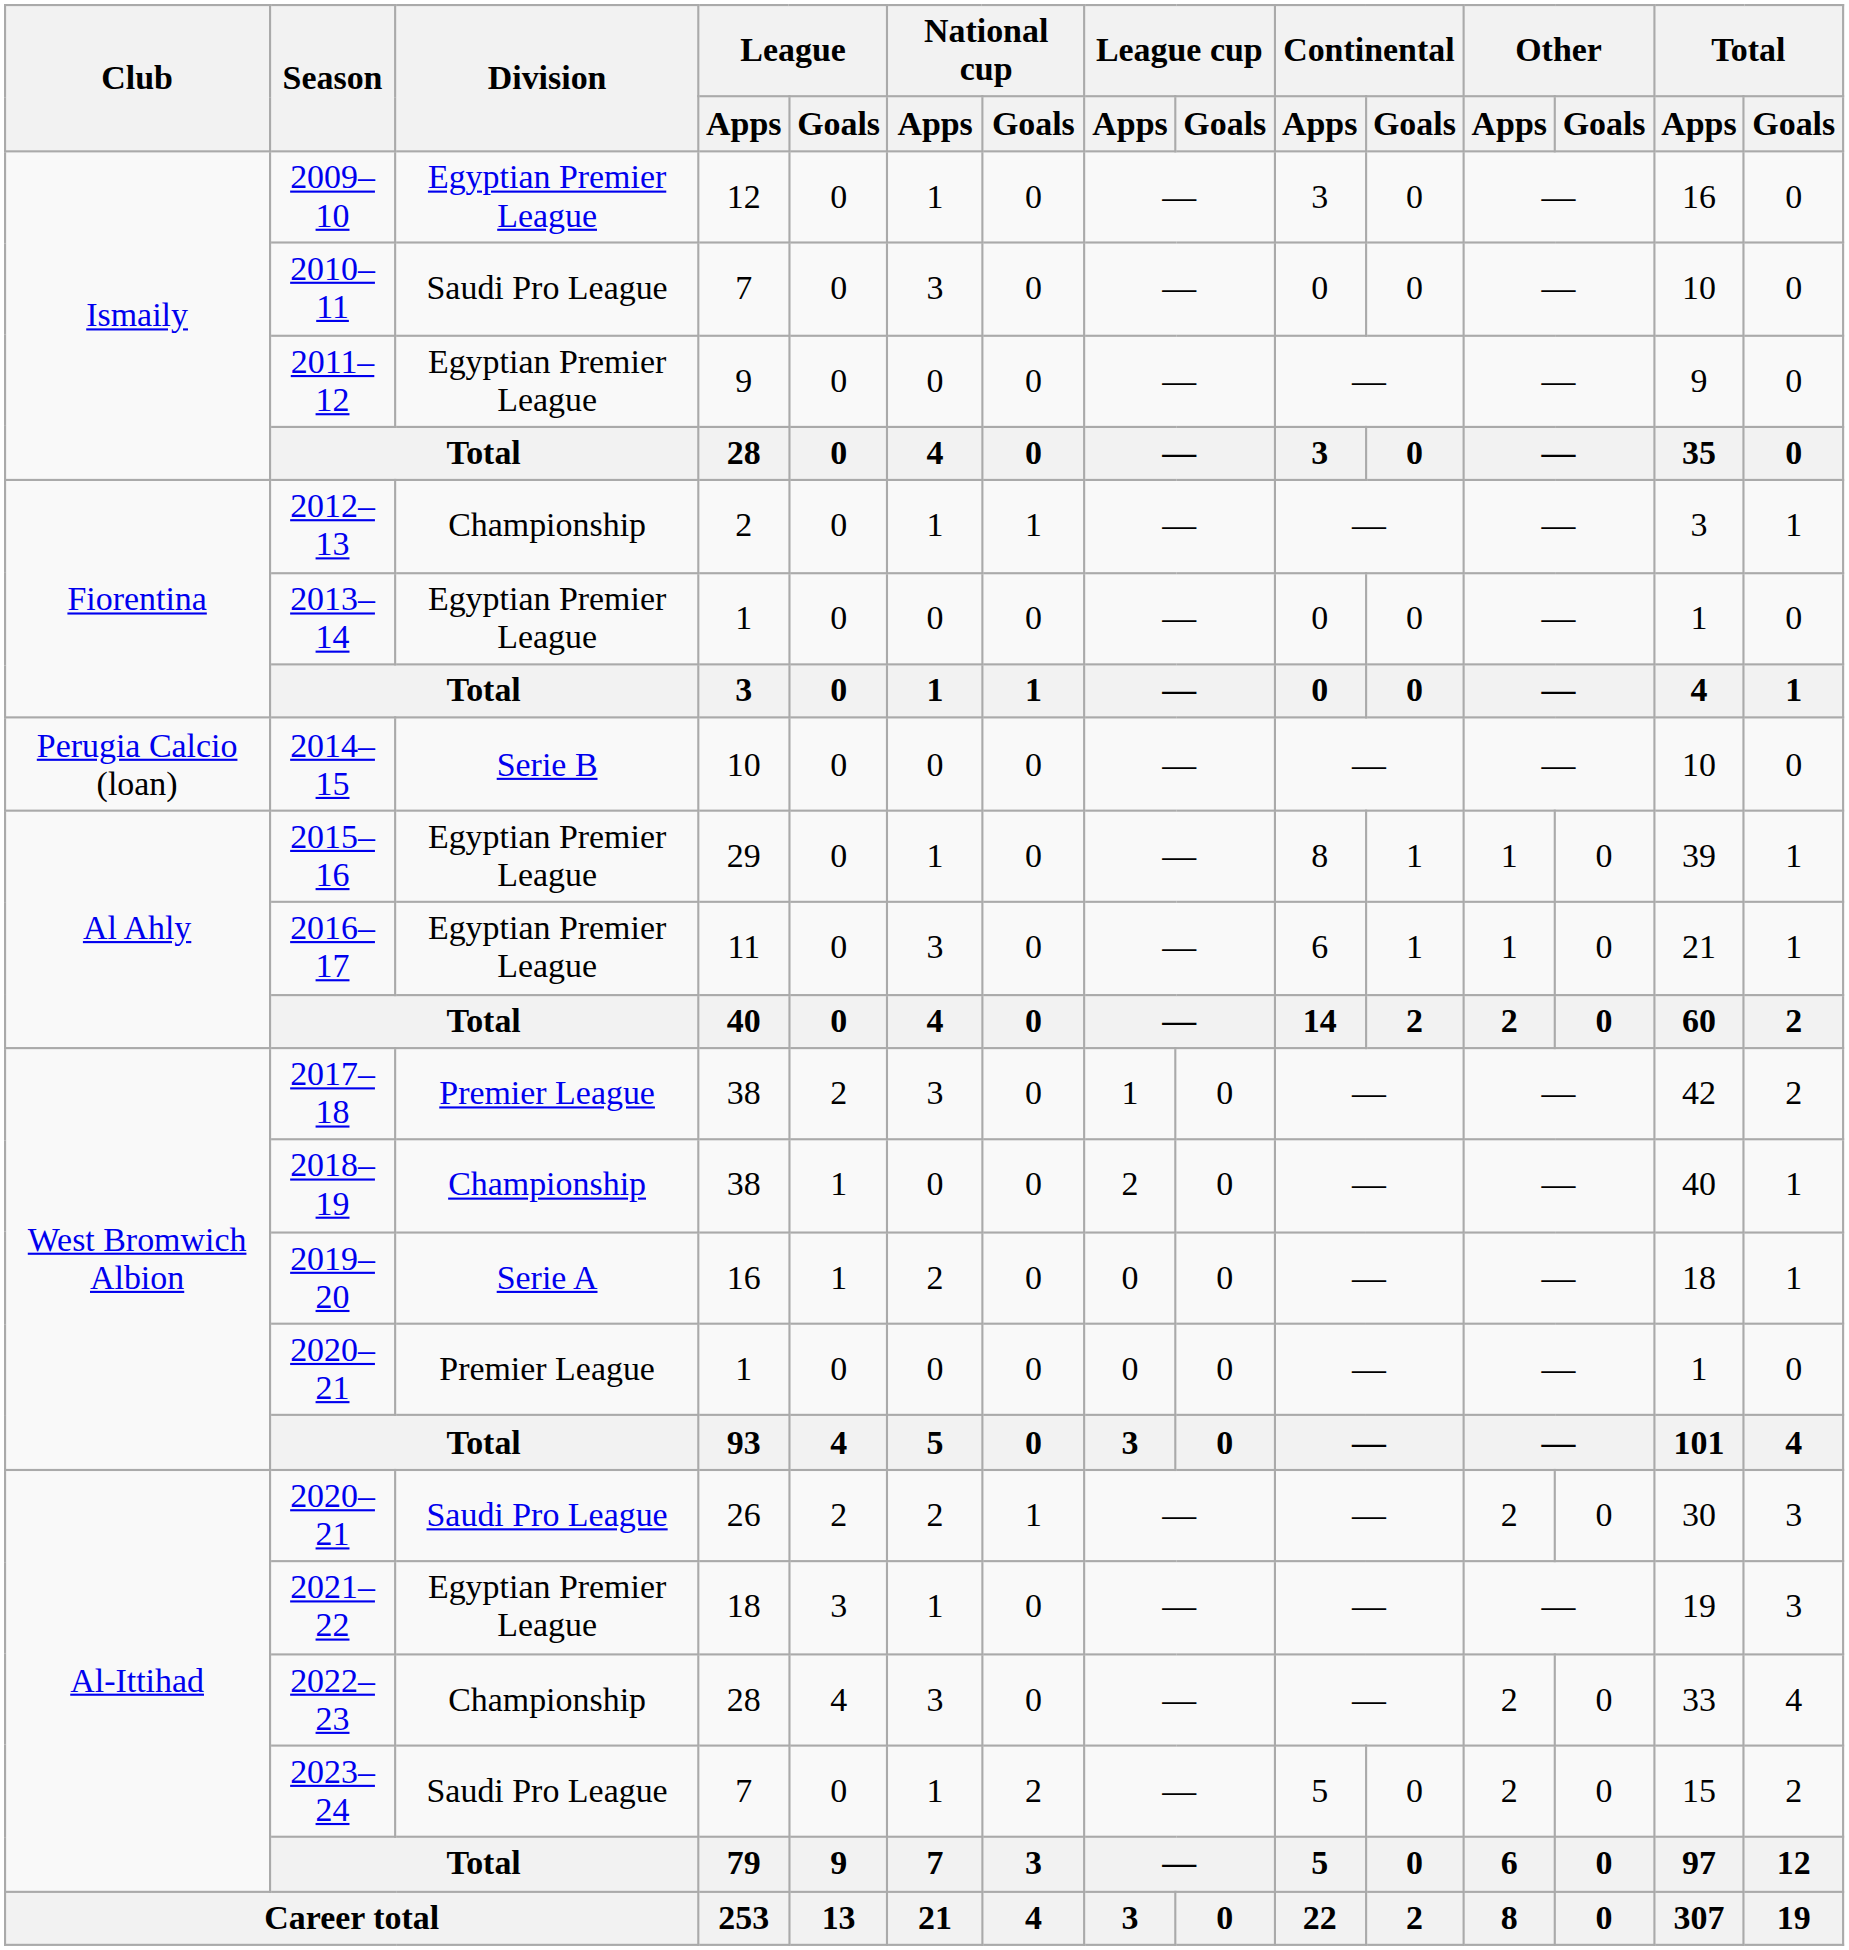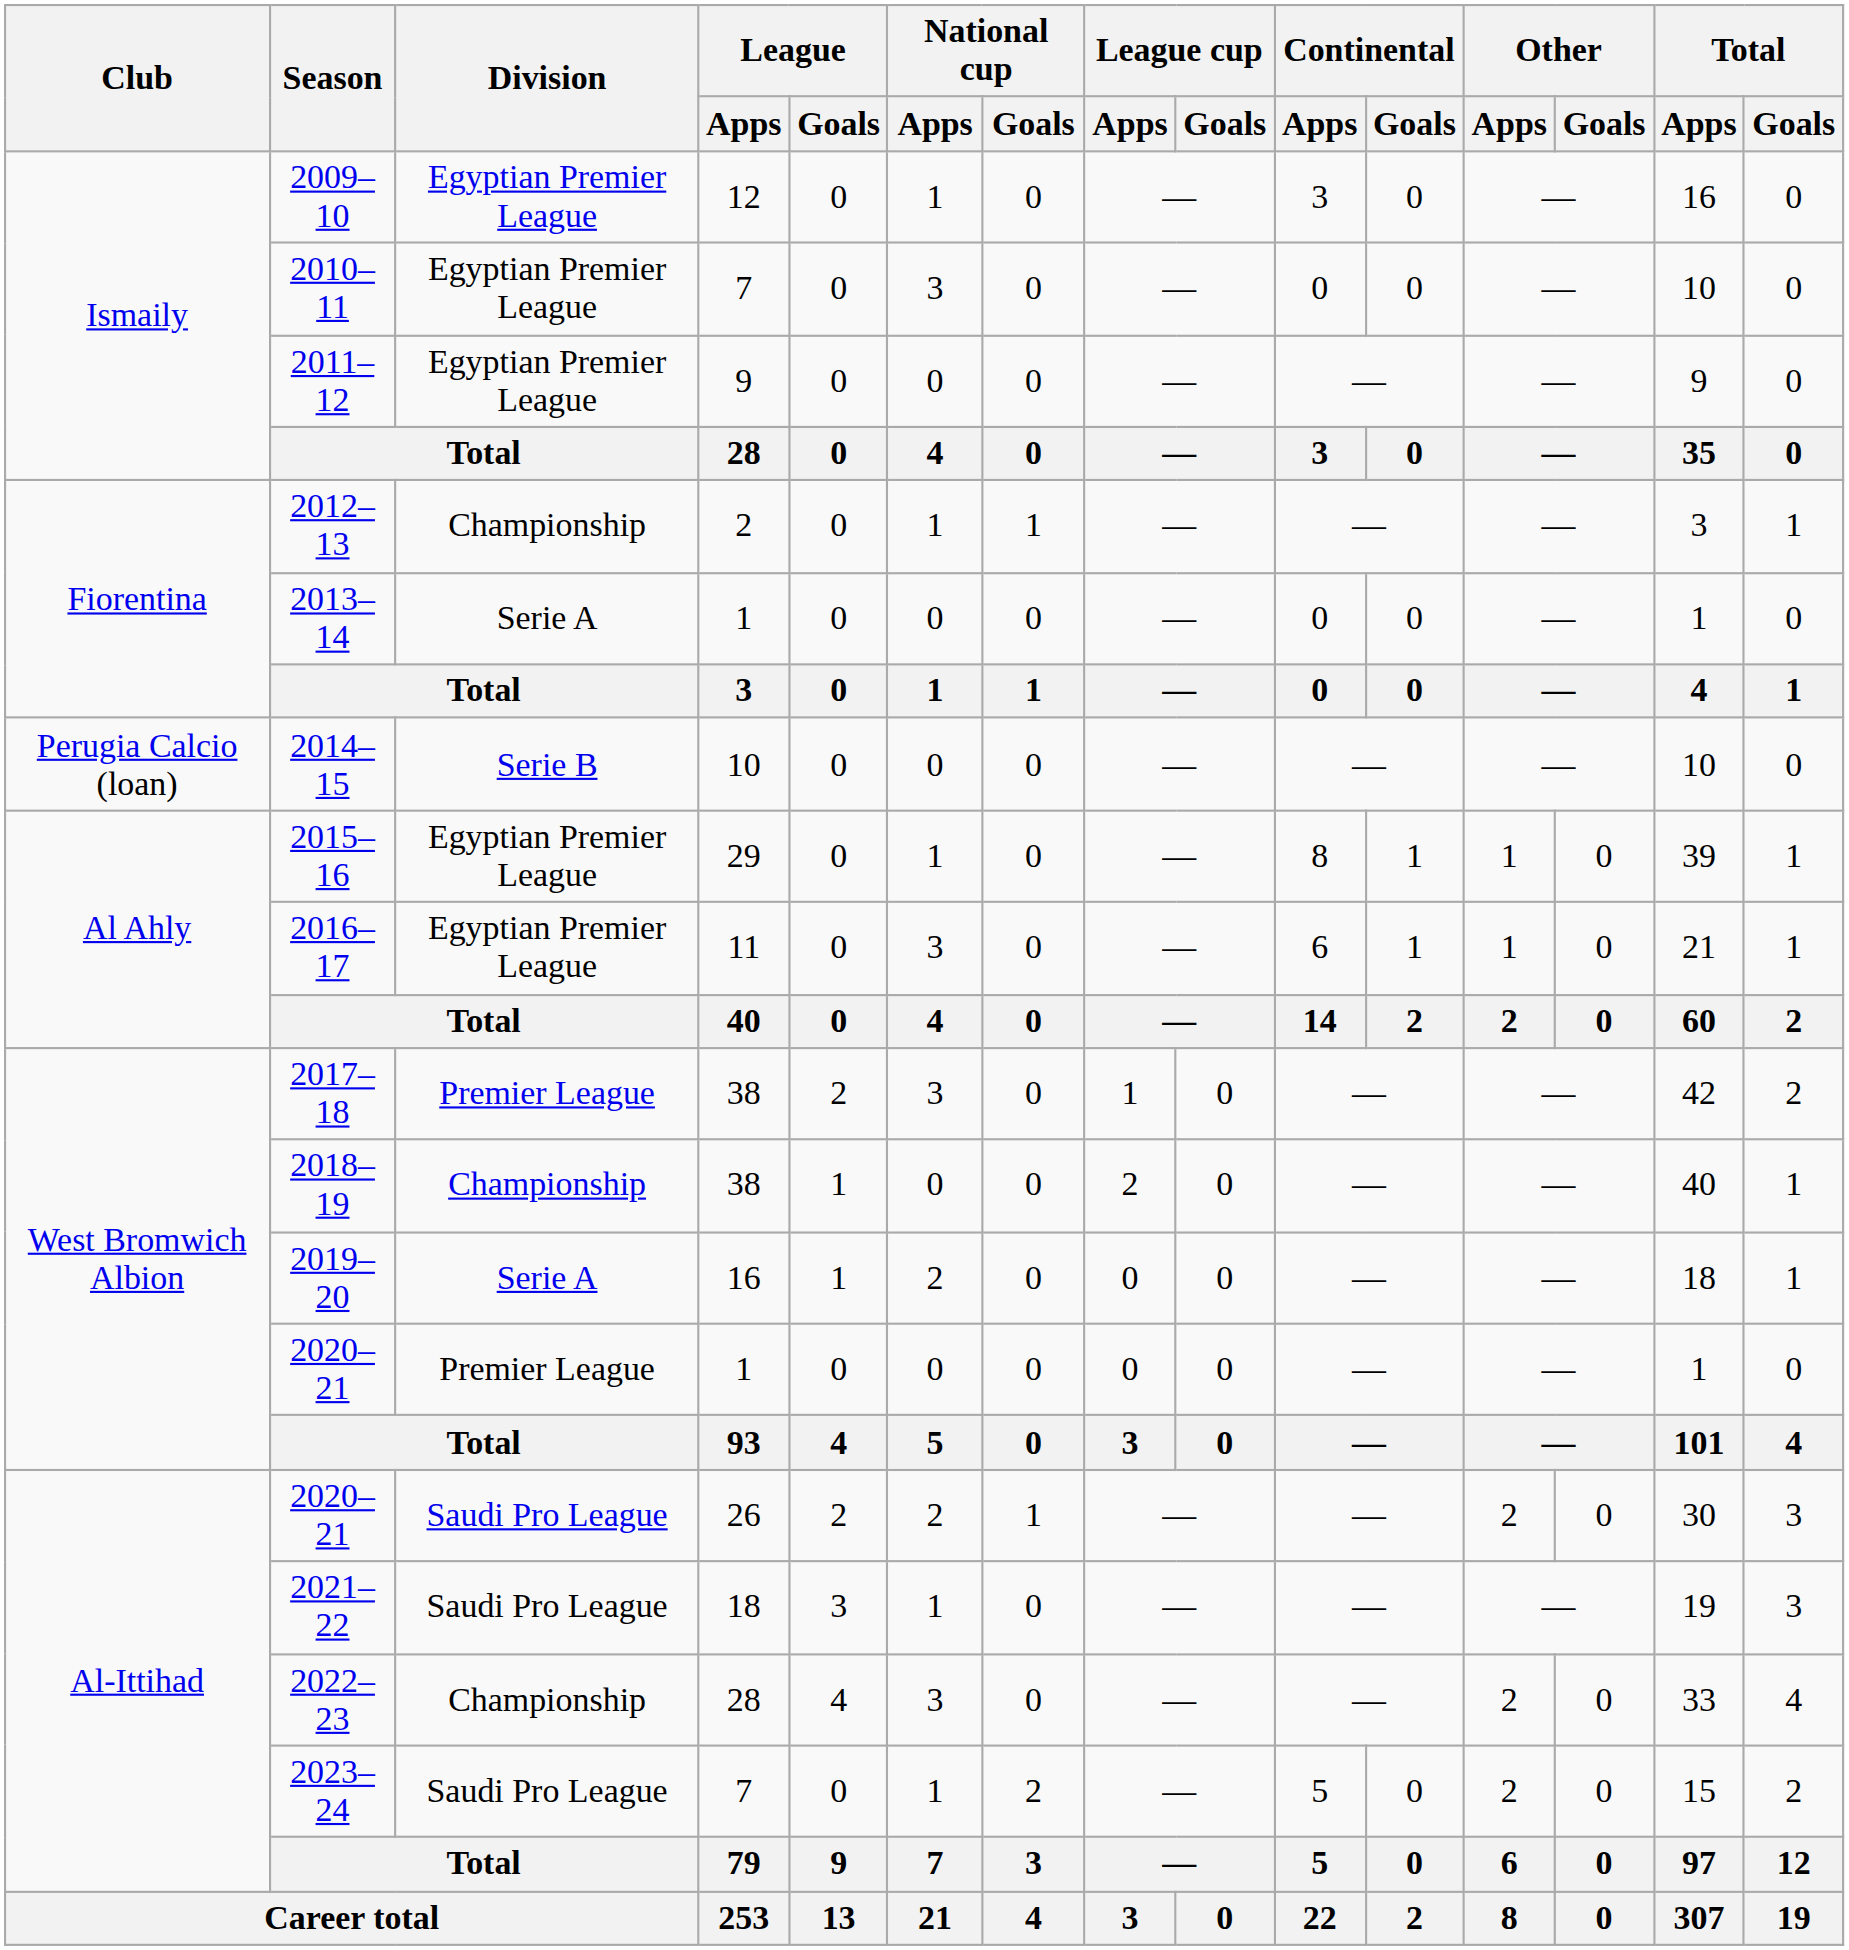(547, 288) Saudi Pro League -> (547, 288) Egyptian Premier League
(547, 617) Egyptian Premier League -> (547, 617) Serie A
(547, 1606) Egyptian Premier League -> (547, 1606) Saudi Pro League
